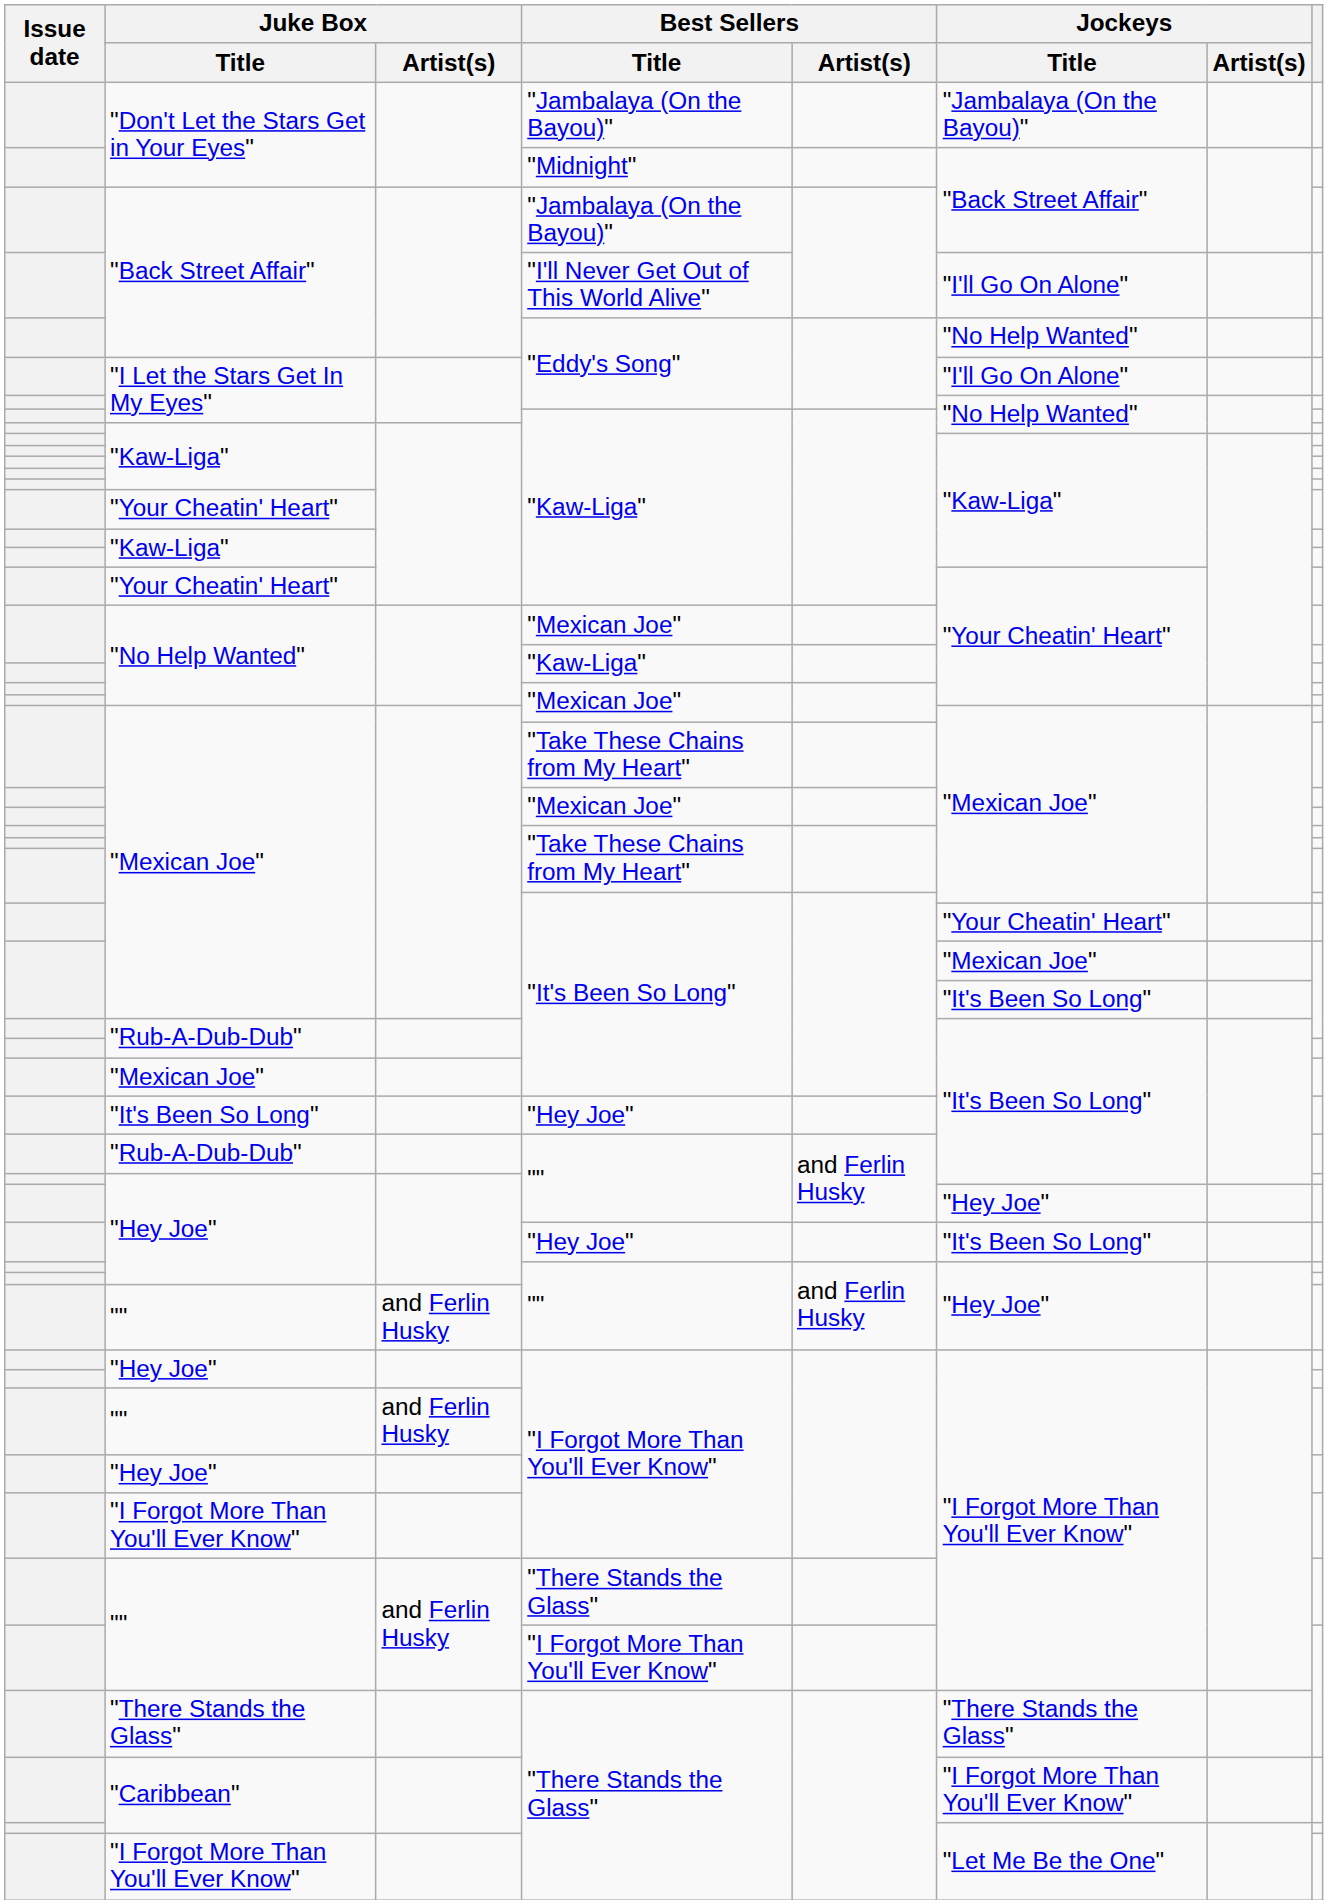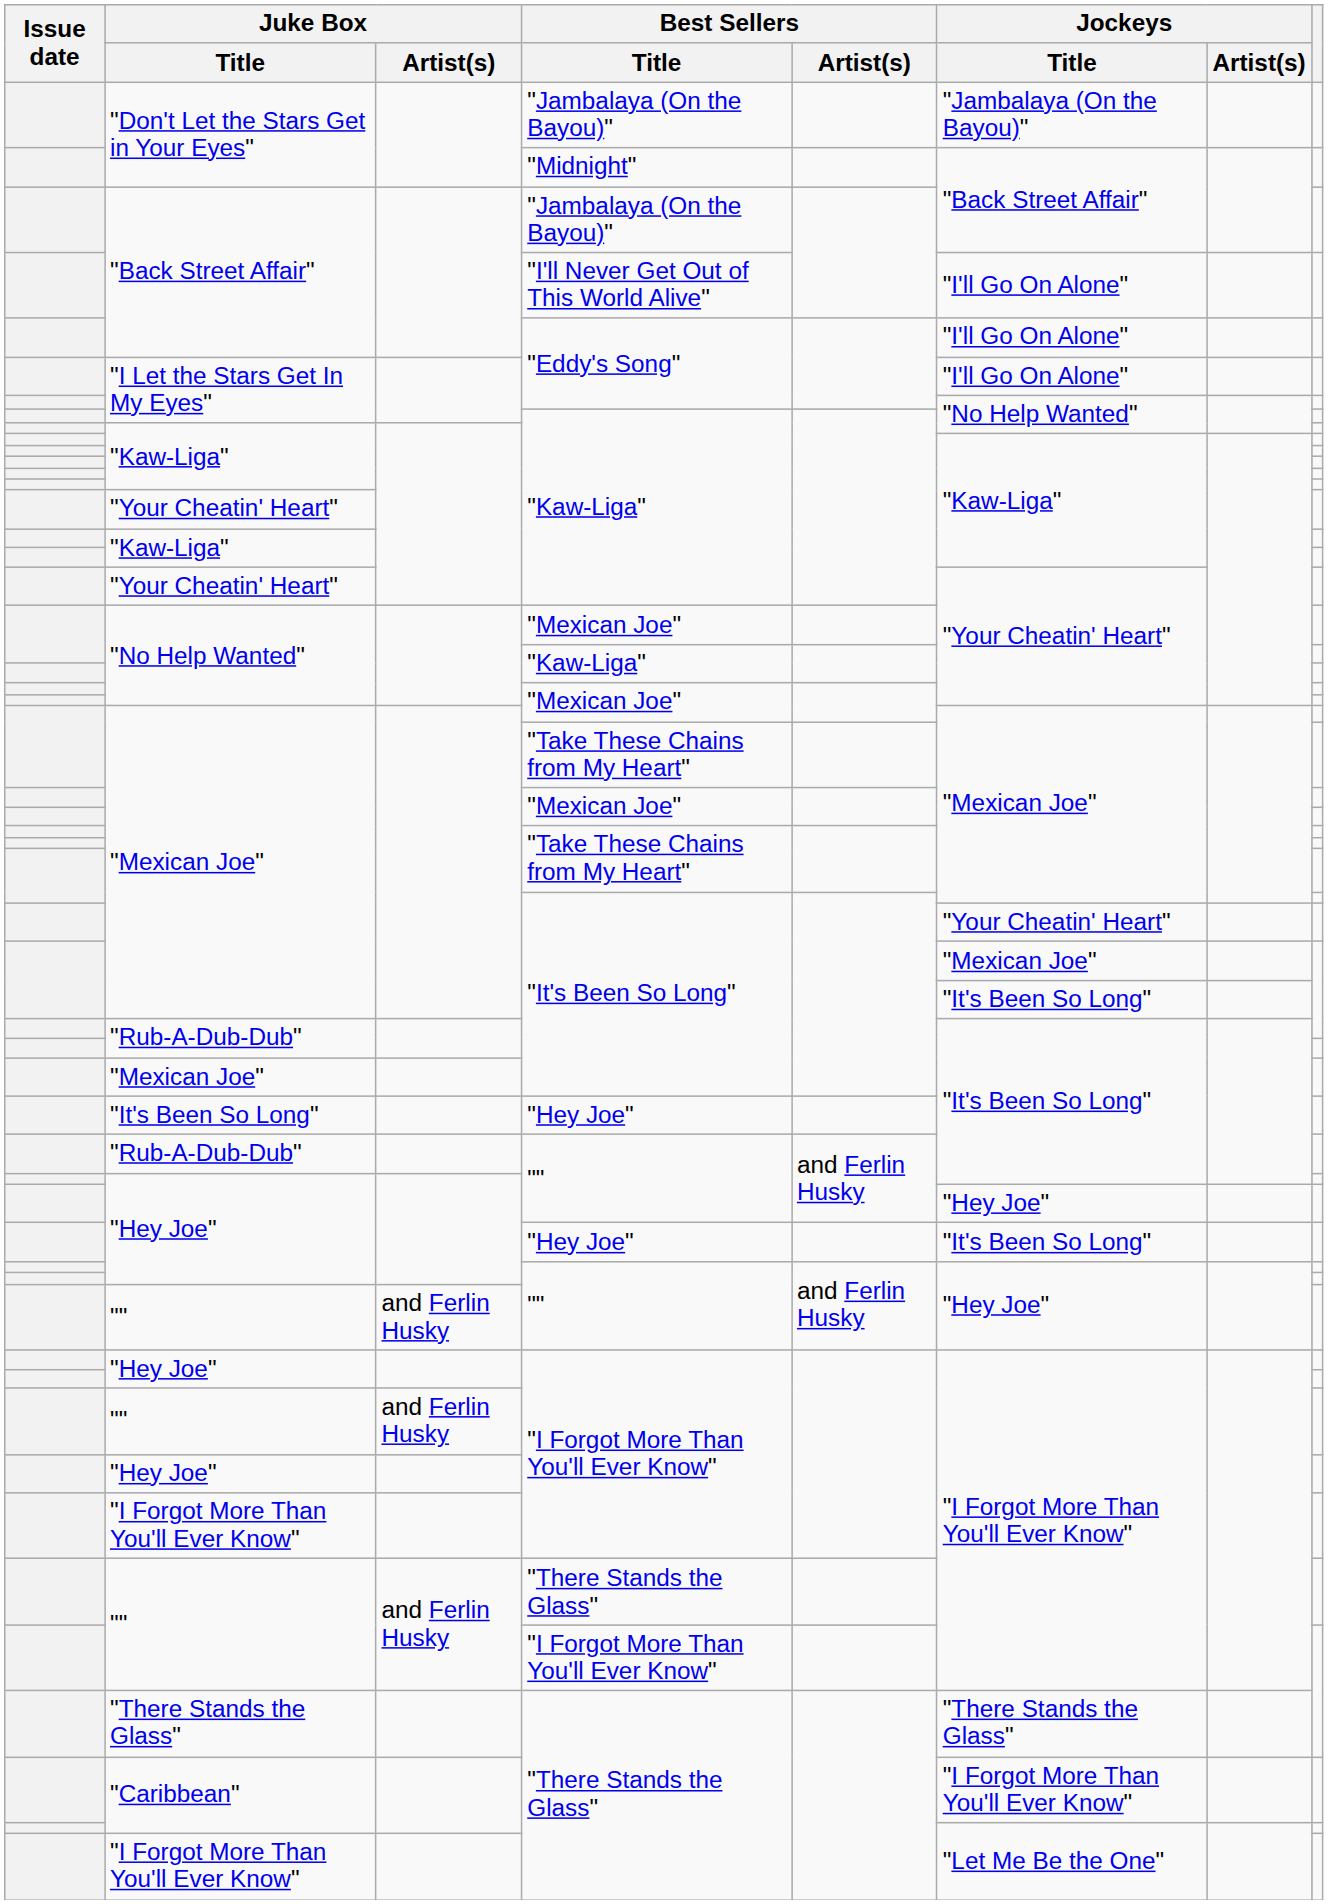(1040, 337) "No Help Wanted" -> (1035, 337) "I'll Go On Alone"
